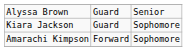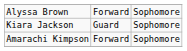(106, 11) Guard -> (111, 11) Forward
(149, 11) Senior -> (157, 11) Sophomore
